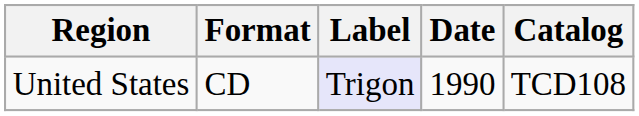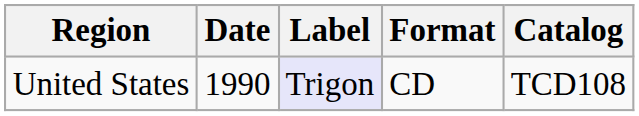columns swapped: (463, 30) <-> (258, 30)
